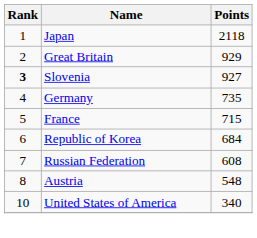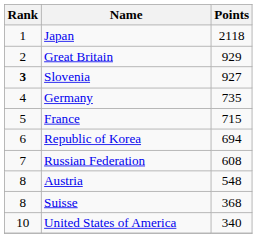(232, 139) 684 -> (232, 139) 694
+ row: (61, 202)
